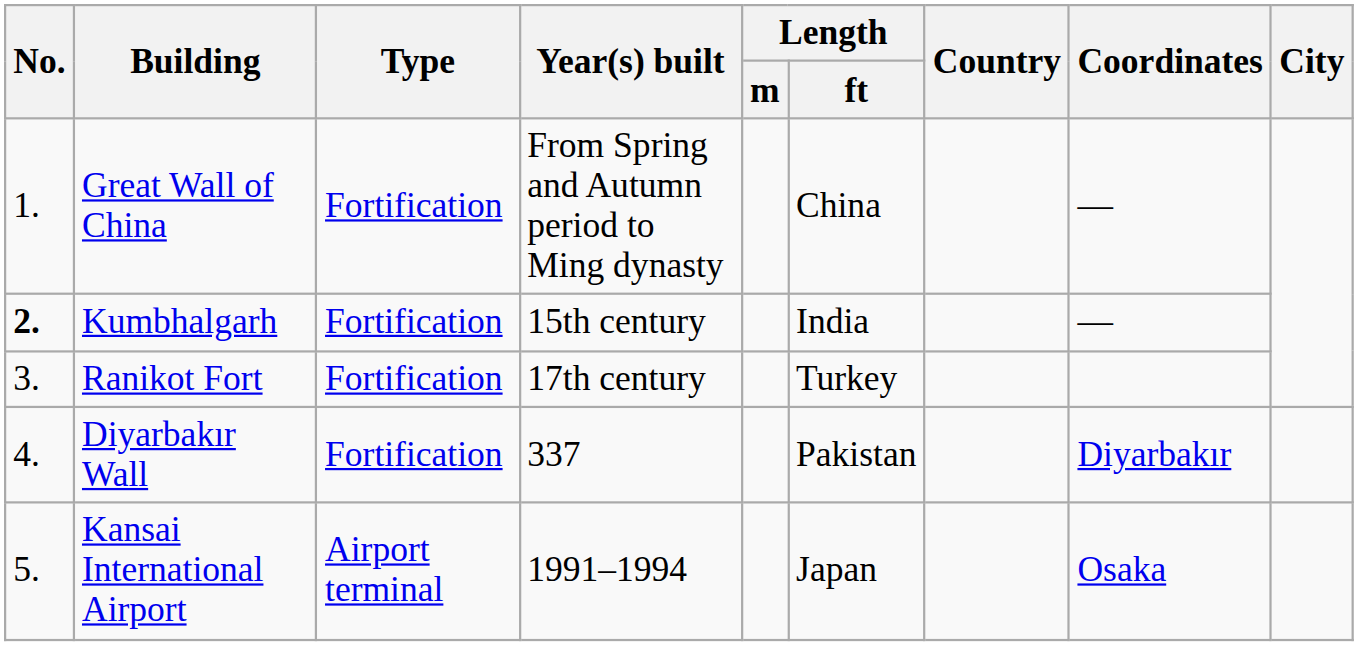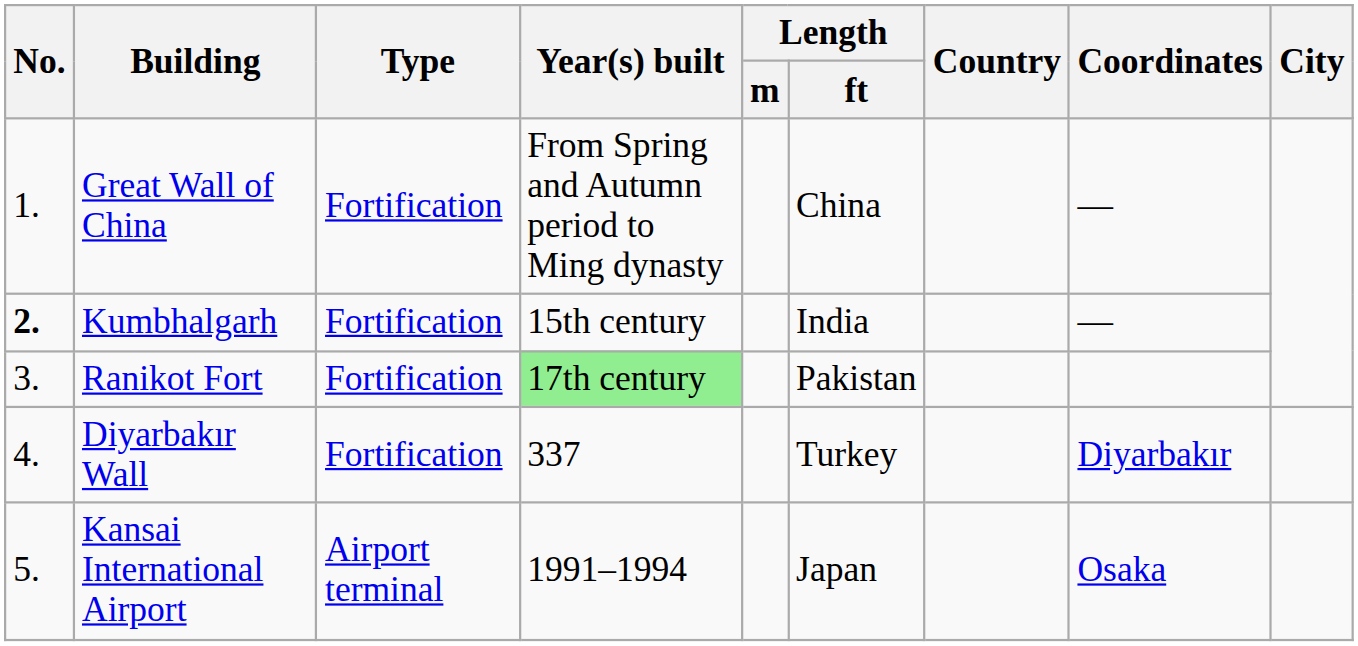(617, 377) no background -> (617, 377) lightgreen background
(847, 377) Turkey -> (856, 377) Pakistan
(856, 454) Pakistan -> (847, 454) Turkey
